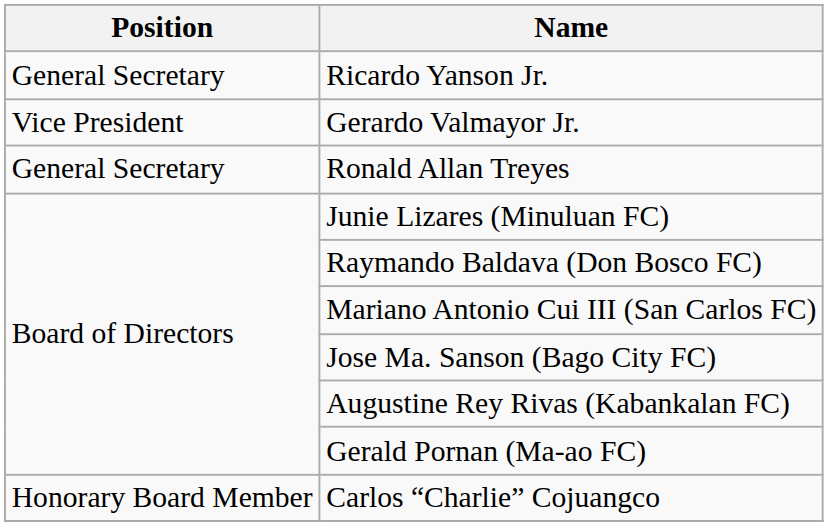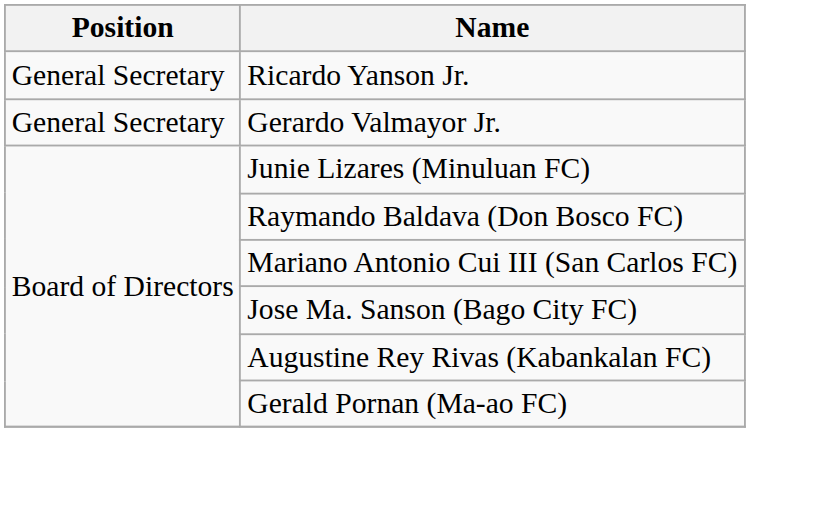(98, 121) Vice President -> (118, 121) General Secretary
- row: (448, 168)
- row: (493, 497)
